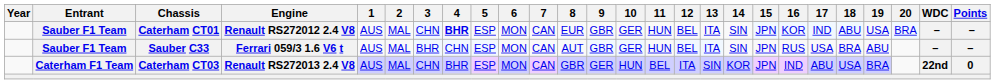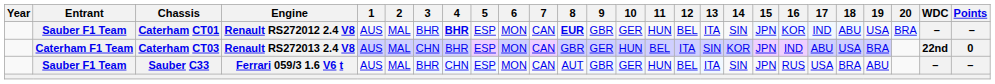(428, 30) CHN -> (428, 30) BHR
(572, 30) normal -> (572, 30) bold
rows swapped: (179, 65) <-> (179, 47)
